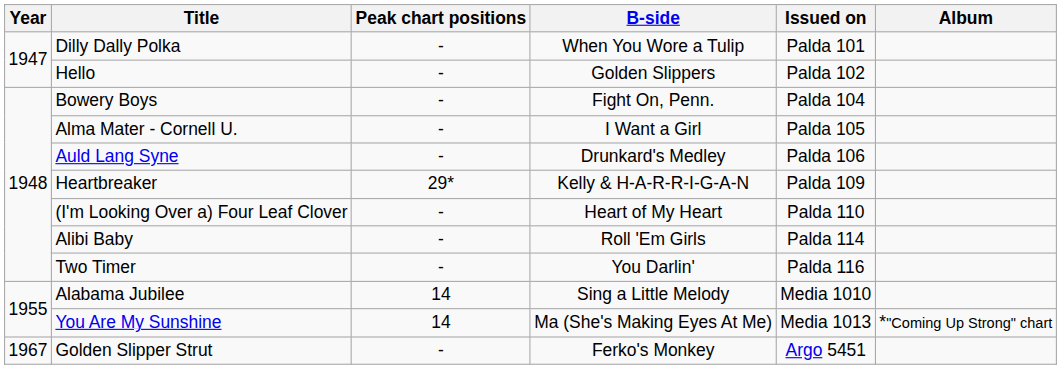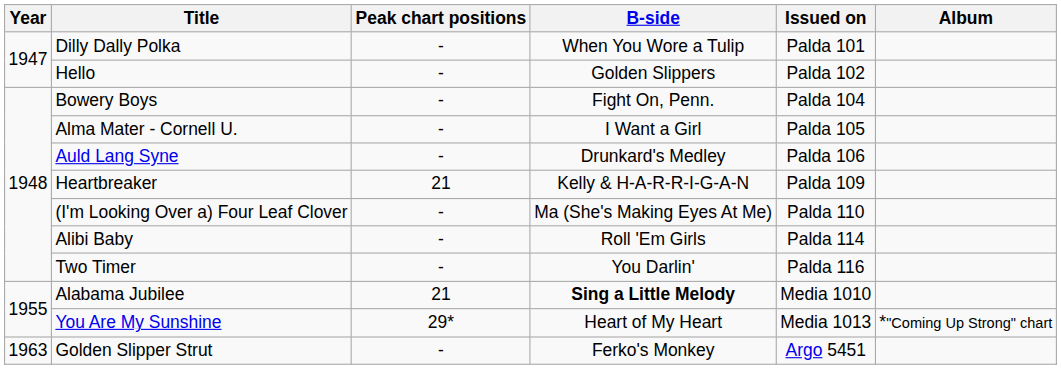(441, 184) 29* -> (441, 184) 21
(653, 211) Heart of My Heart -> (653, 211) Ma (She's Making Eyes At Me)
(441, 294) 14 -> (441, 294) 21
(653, 294) normal -> (653, 294) bold
(441, 322) 14 -> (441, 322) 29*
(653, 322) Ma (She's Making Eyes At Me) -> (653, 322) Heart of My Heart
(28, 350) 1967 -> (28, 350) 1963
